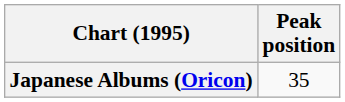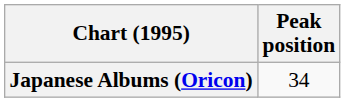(299, 79) 35 -> (299, 79) 34
